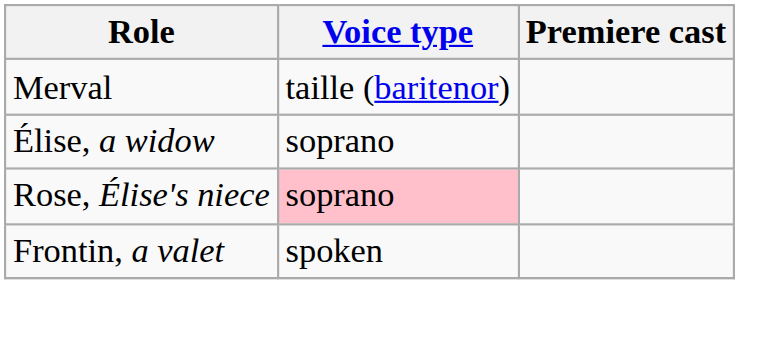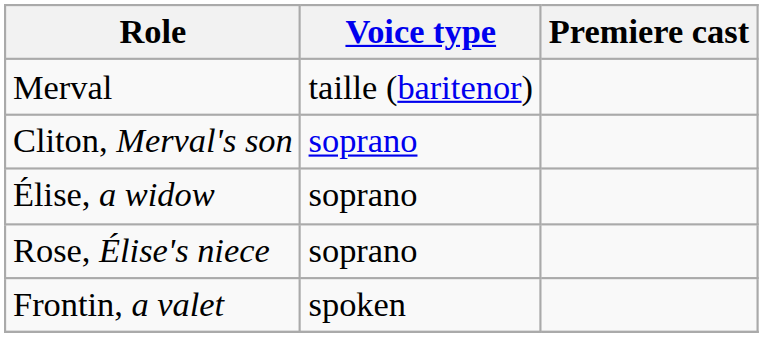+ row: (153, 140)
(340, 195) pink background -> (363, 250) no background
